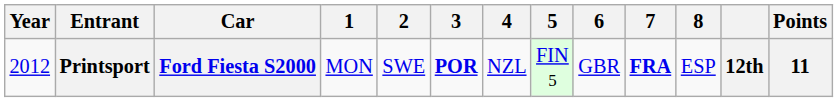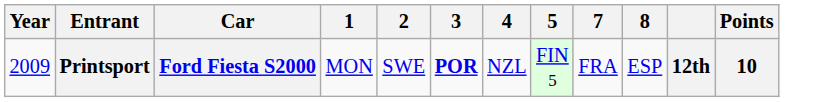- column: (599, 21)
(30, 67) 2012 -> (30, 67) 2009
(650, 67) bold -> (598, 67) normal
(800, 67) 11 -> (747, 67) 10
